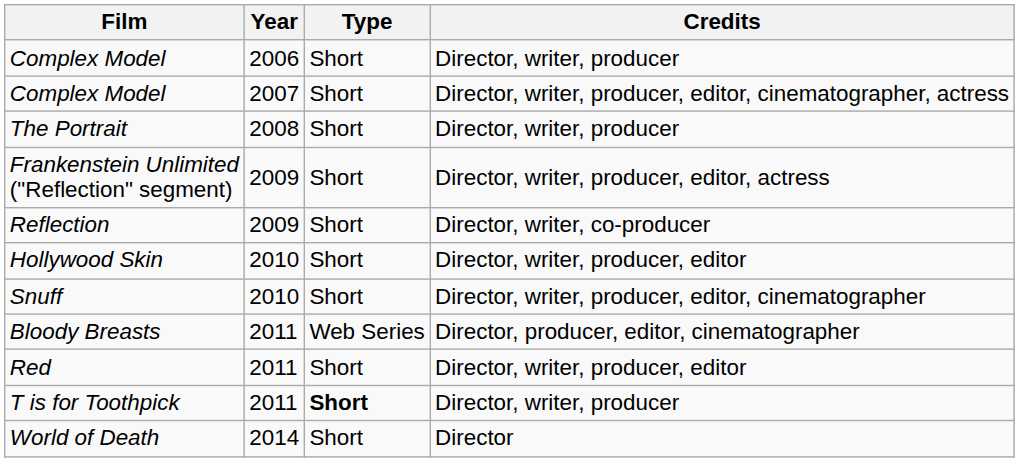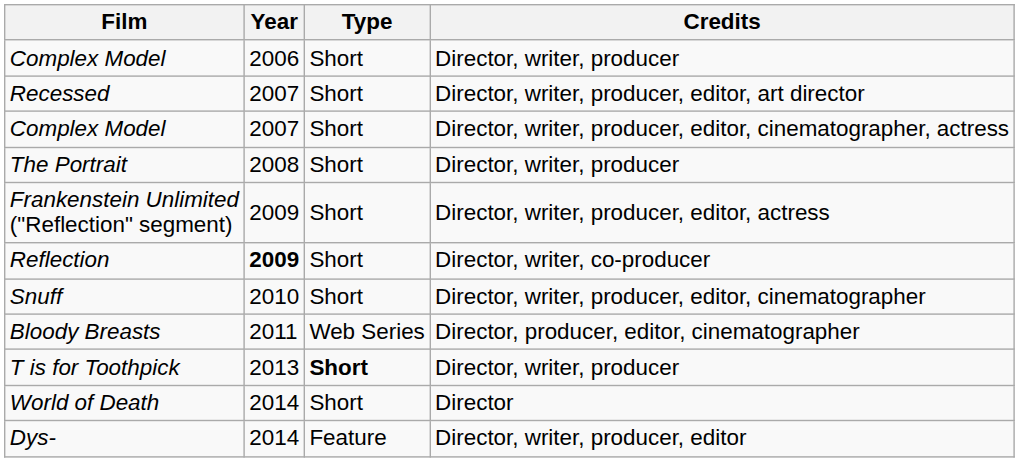+ row: (60, 93)
(274, 225) normal -> (274, 260) bold
- row: (86, 260)
- row: (30, 367)
(273, 402) 2011 -> (274, 367) 2013
+ row: (33, 438)
